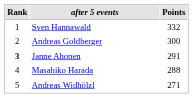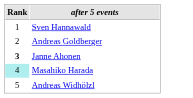- column: (174, 12)
(17, 70) no background -> (17, 70) paleturquoise background
